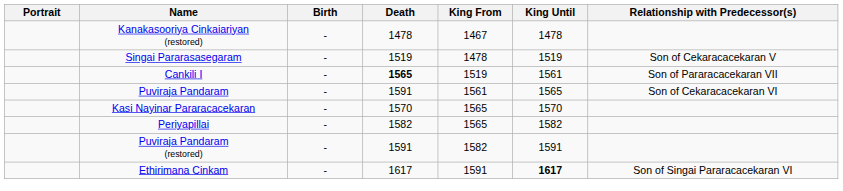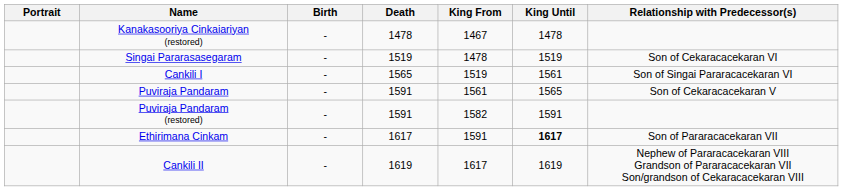(713, 58) Son of Cekaracacekaran V -> (713, 58) Son of Cekaracacekaran VI
(400, 74) bold -> (400, 74) normal
(713, 74) Son of Pararacacekaran VII -> (713, 74) Son of Singai Pararacacekaran VI
(713, 91) Son of Cekaracacekaran VI -> (713, 91) Son of Cekaracacekaran V
- row: (184, 108)
- row: (184, 125)
(713, 170) Son of Singai Pararacacekaran VI -> (713, 137) Son of Pararacacekaran VII
+ row: (184, 165)
